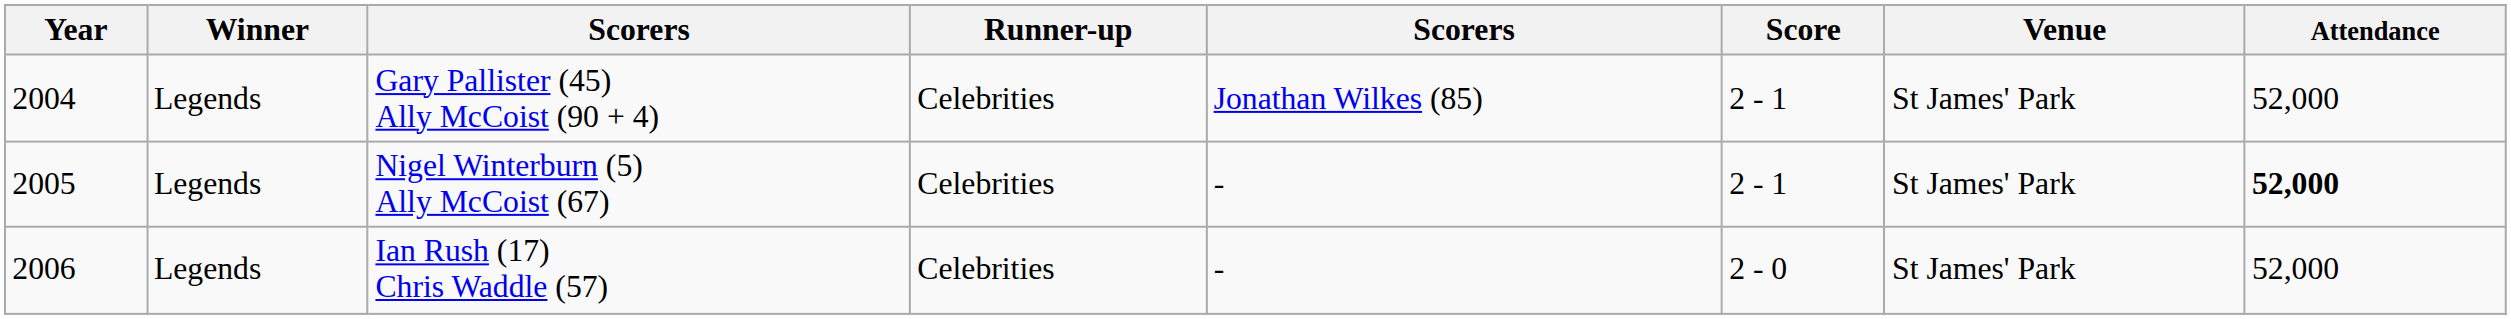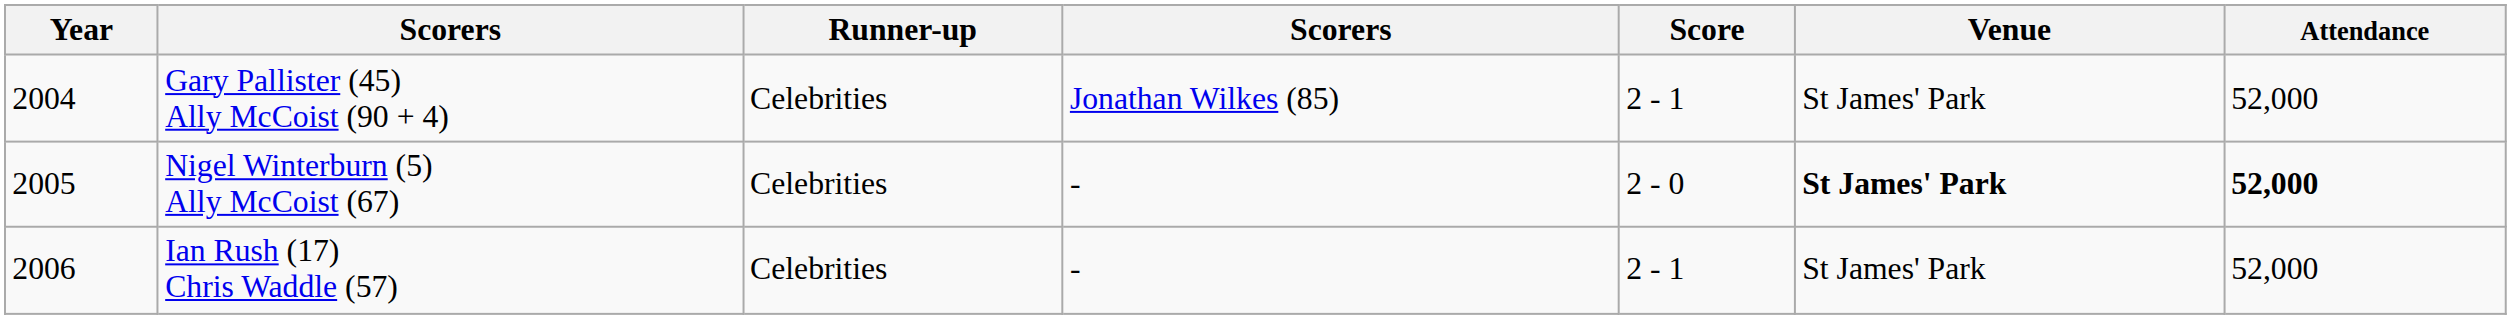- column: (257, 29)
(1758, 183) 2 - 1 -> (1655, 183) 2 - 0
(1984, 183) normal -> (1904, 183) bold
(1758, 269) 2 - 0 -> (1655, 269) 2 - 1
